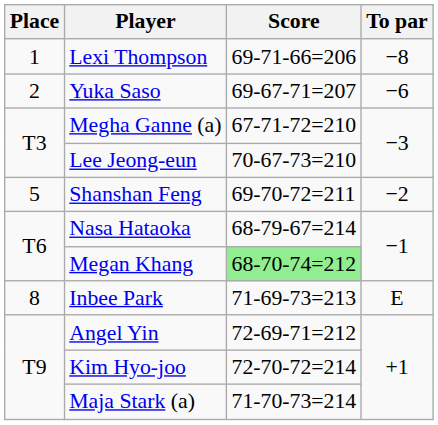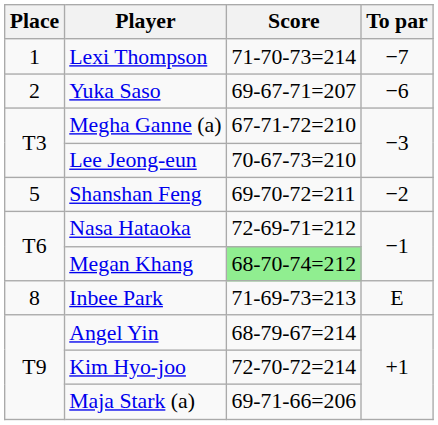(294, 56) 69-71-66=206 -> (294, 56) 71-70-73=214
(397, 56) −8 -> (397, 56) −7
(294, 228) 68-79-67=214 -> (294, 228) 72-69-71=212
(294, 332) 72-69-71=212 -> (294, 332) 68-79-67=214
(294, 401) 71-70-73=214 -> (294, 401) 69-71-66=206
